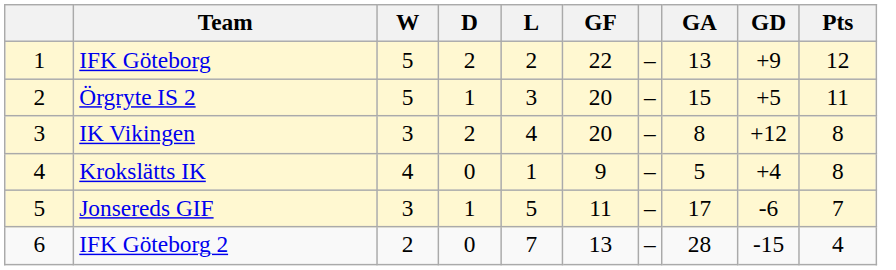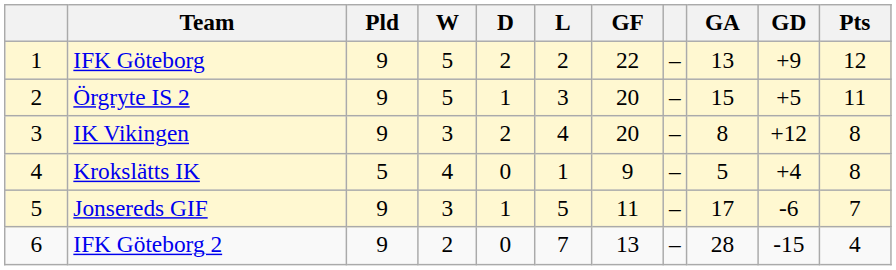+ column: (382, 23)
